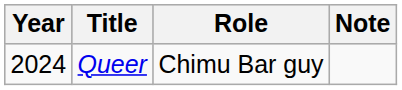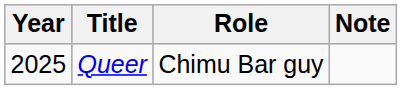(38, 63) 2024 -> (38, 63) 2025
